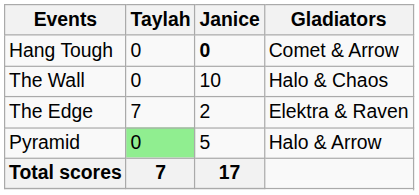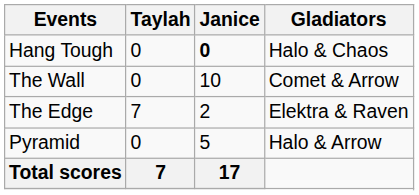(334, 50) Comet & Arrow -> (328, 50) Halo & Chaos
(328, 81) Halo & Chaos -> (334, 81) Comet & Arrow
(136, 142) lightgreen background -> (136, 142) no background
